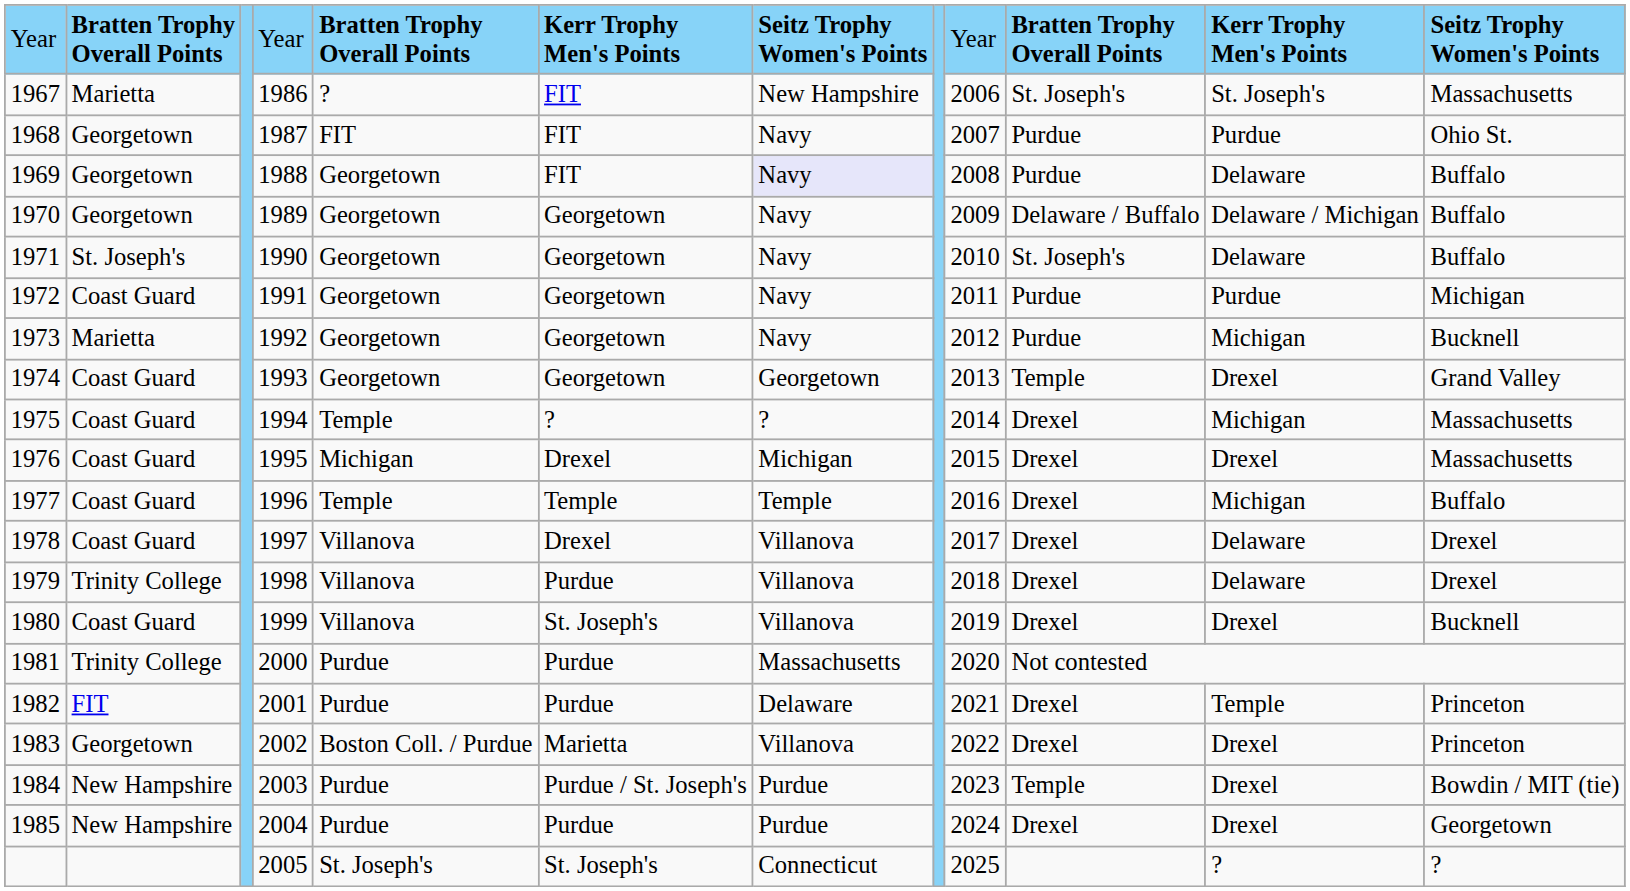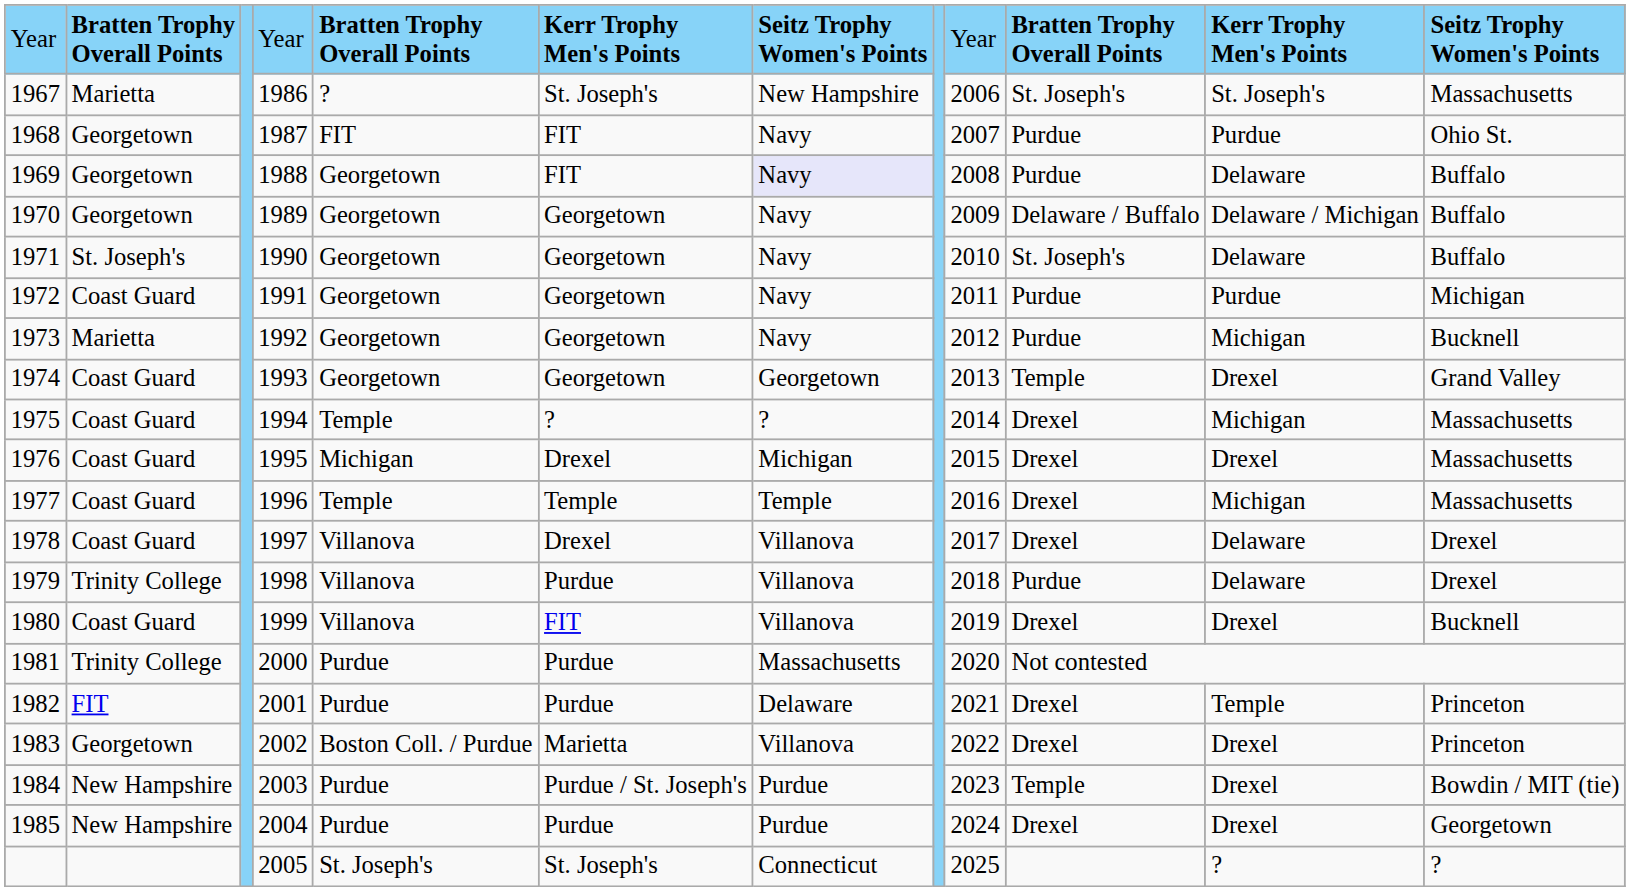(563, 93) FIT -> (601, 93) St. Joseph's
(1468, 500) Buffalo -> (1502, 500) Massachusetts
(1045, 581) Drexel -> (1046, 581) Purdue
(601, 621) St. Joseph's -> (563, 621) FIT
